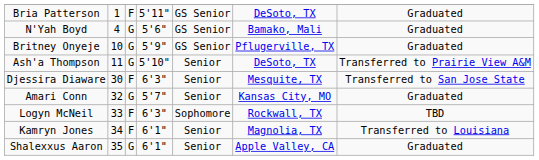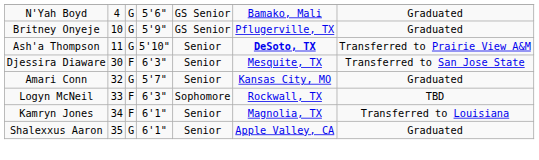- row: (56, 13)
(285, 63) normal -> (285, 46) bold
